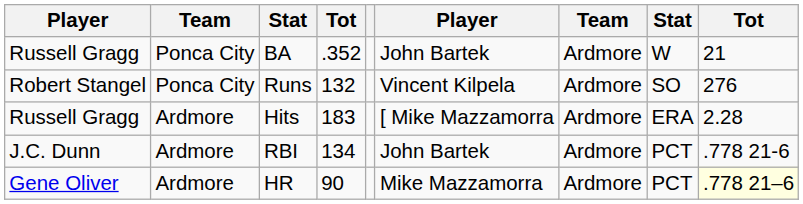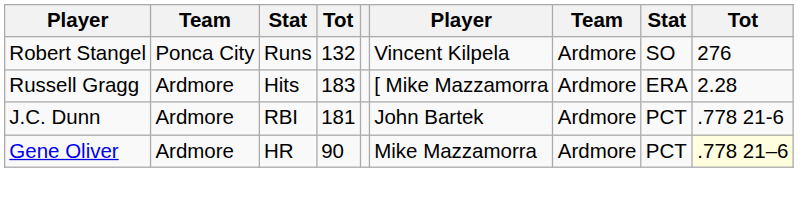- row: (278, 53)
(338, 150) 134 -> (338, 118) 181
